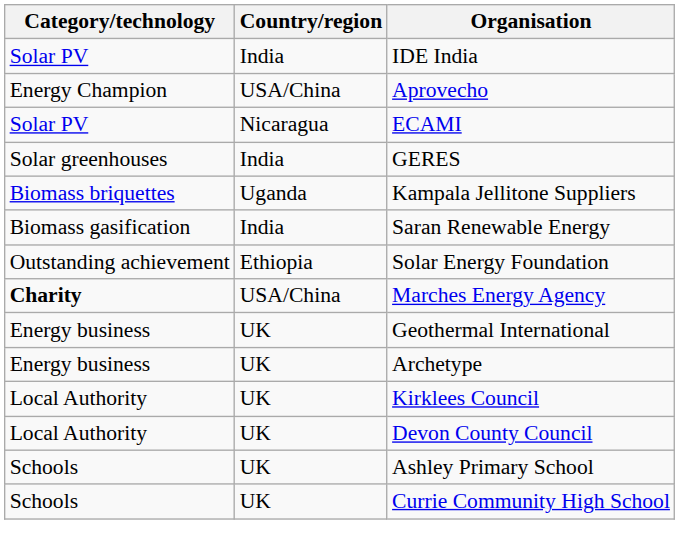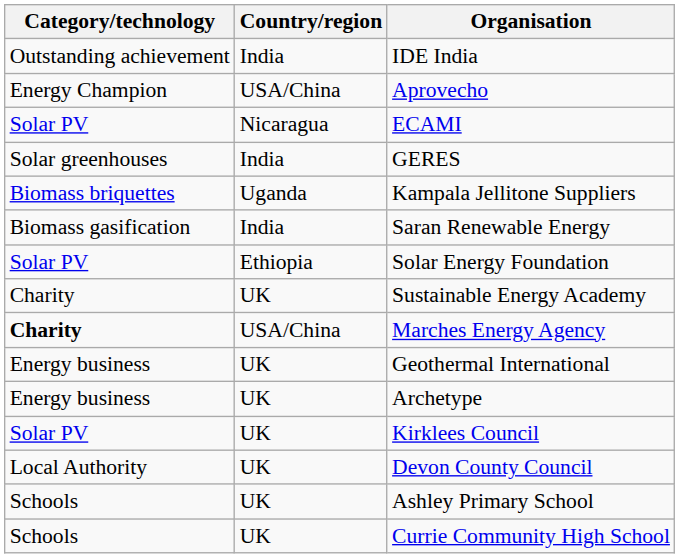(49, 55) Solar PV -> (120, 55) Outstanding achievement
(120, 261) Outstanding achievement -> (49, 261) Solar PV
+ row: (519, 295)
(78, 398) Local Authority -> (49, 432) Solar PV
